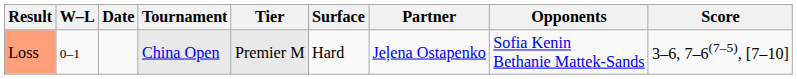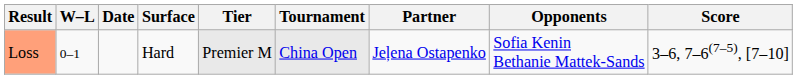columns swapped: (185, 17) <-> (338, 17)
